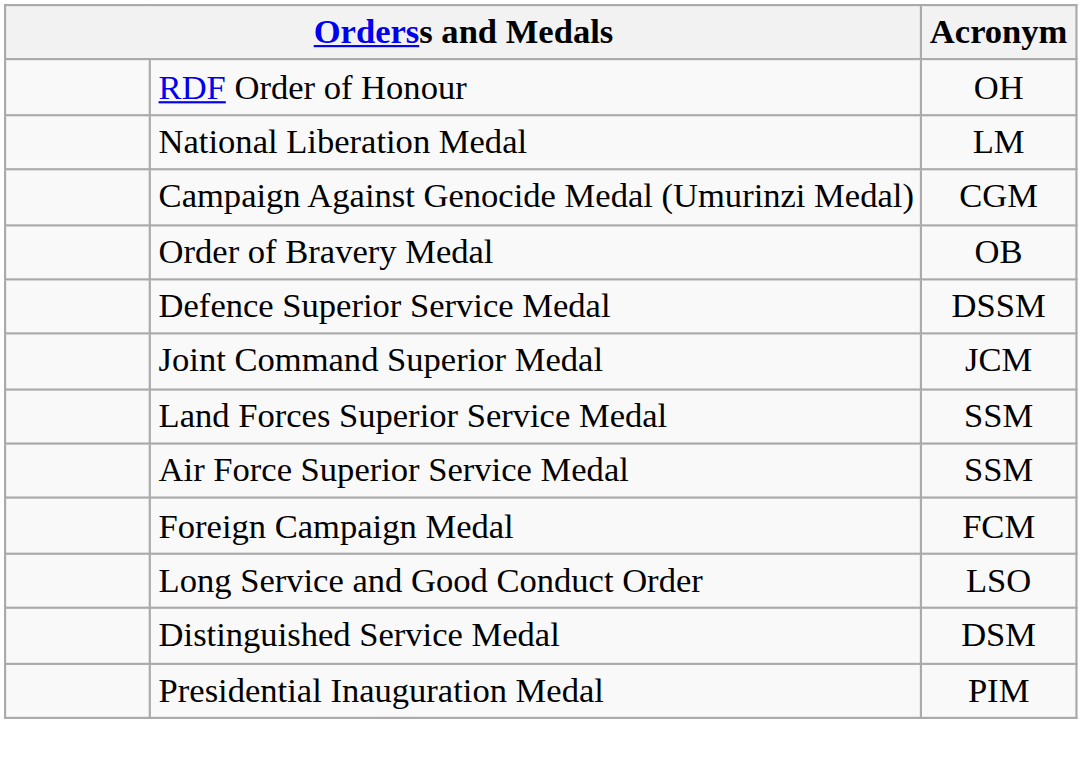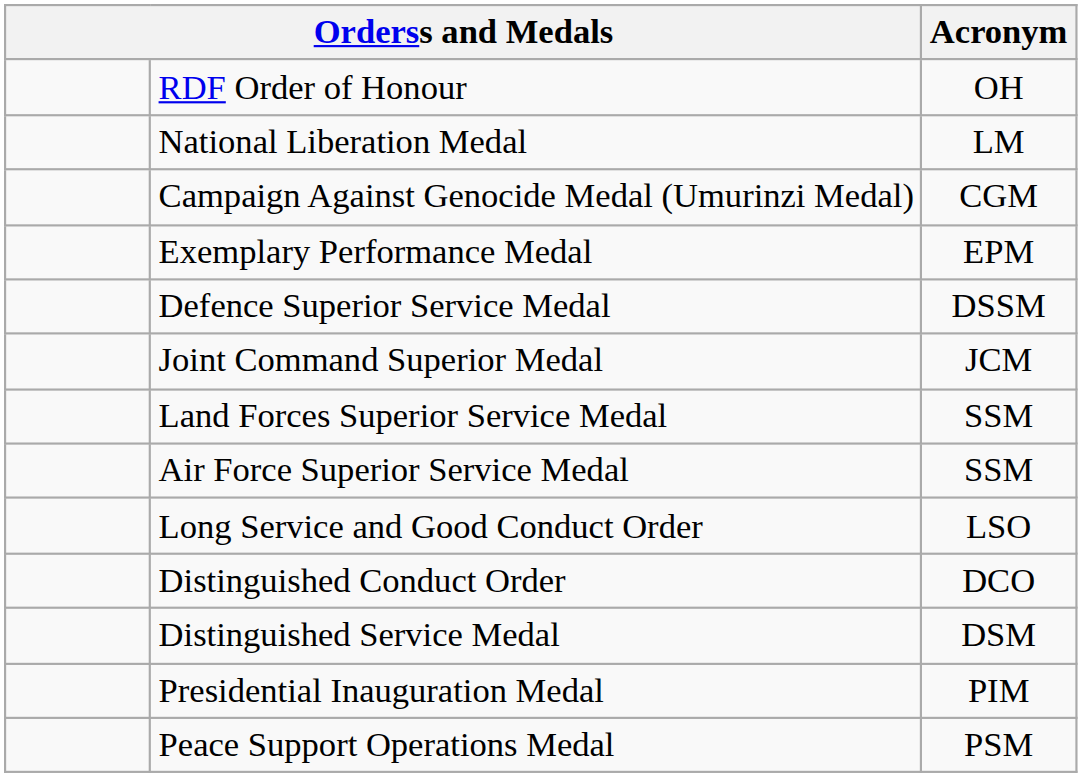- row: (326, 251)
+ row: (375, 251)
- row: (336, 525)
+ row: (362, 580)
+ row: (387, 744)
